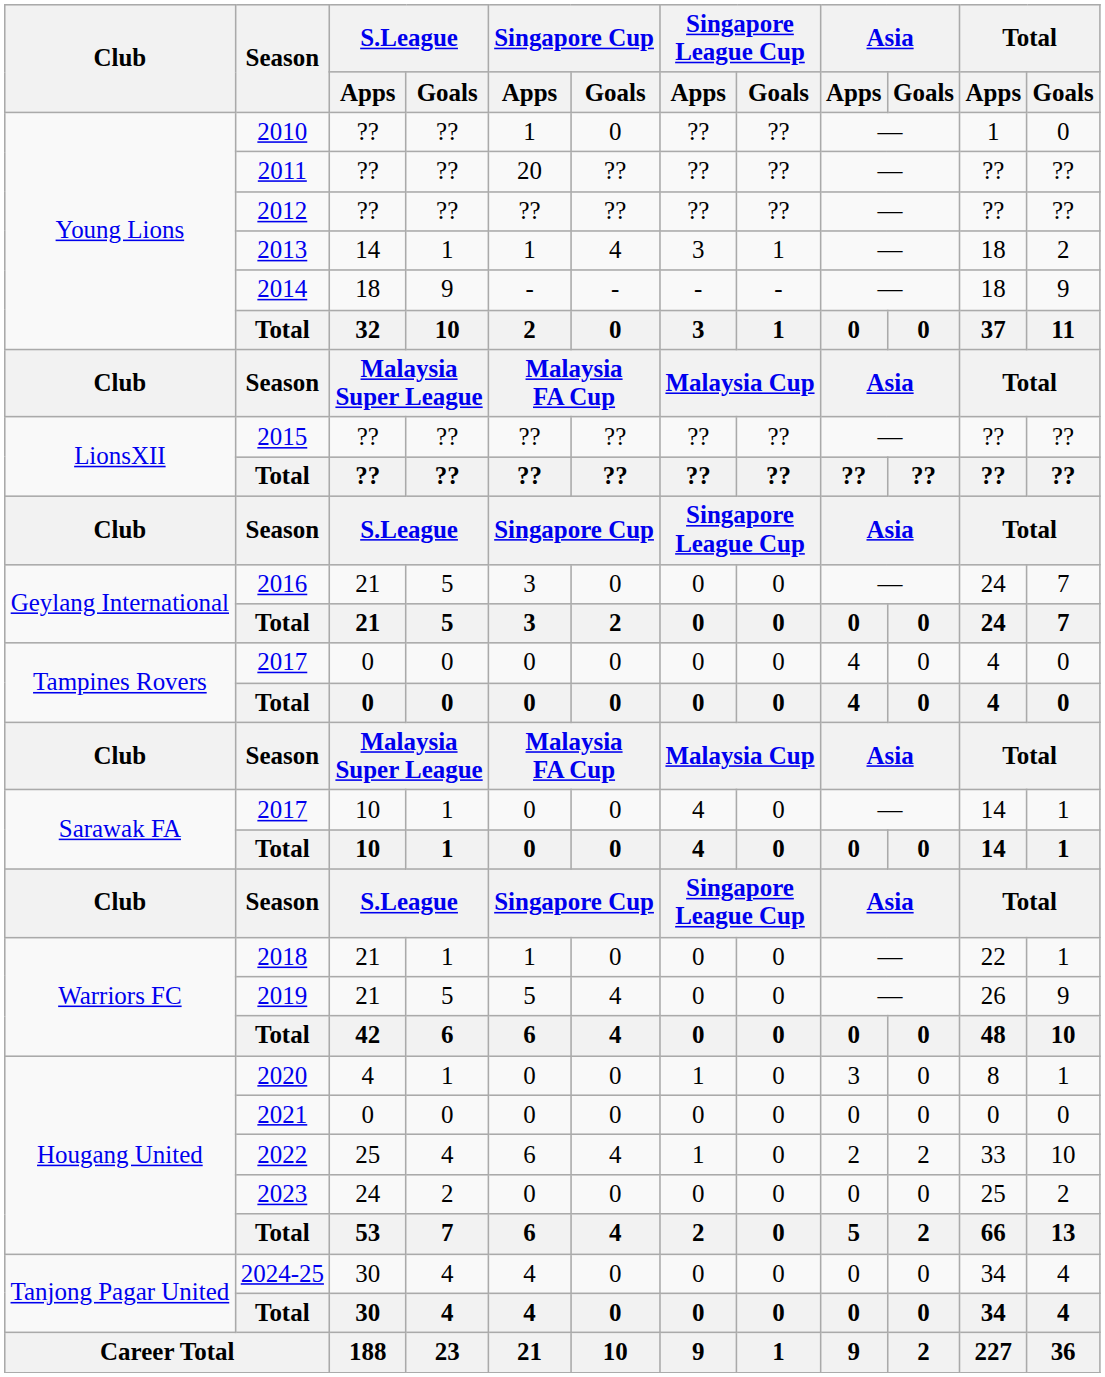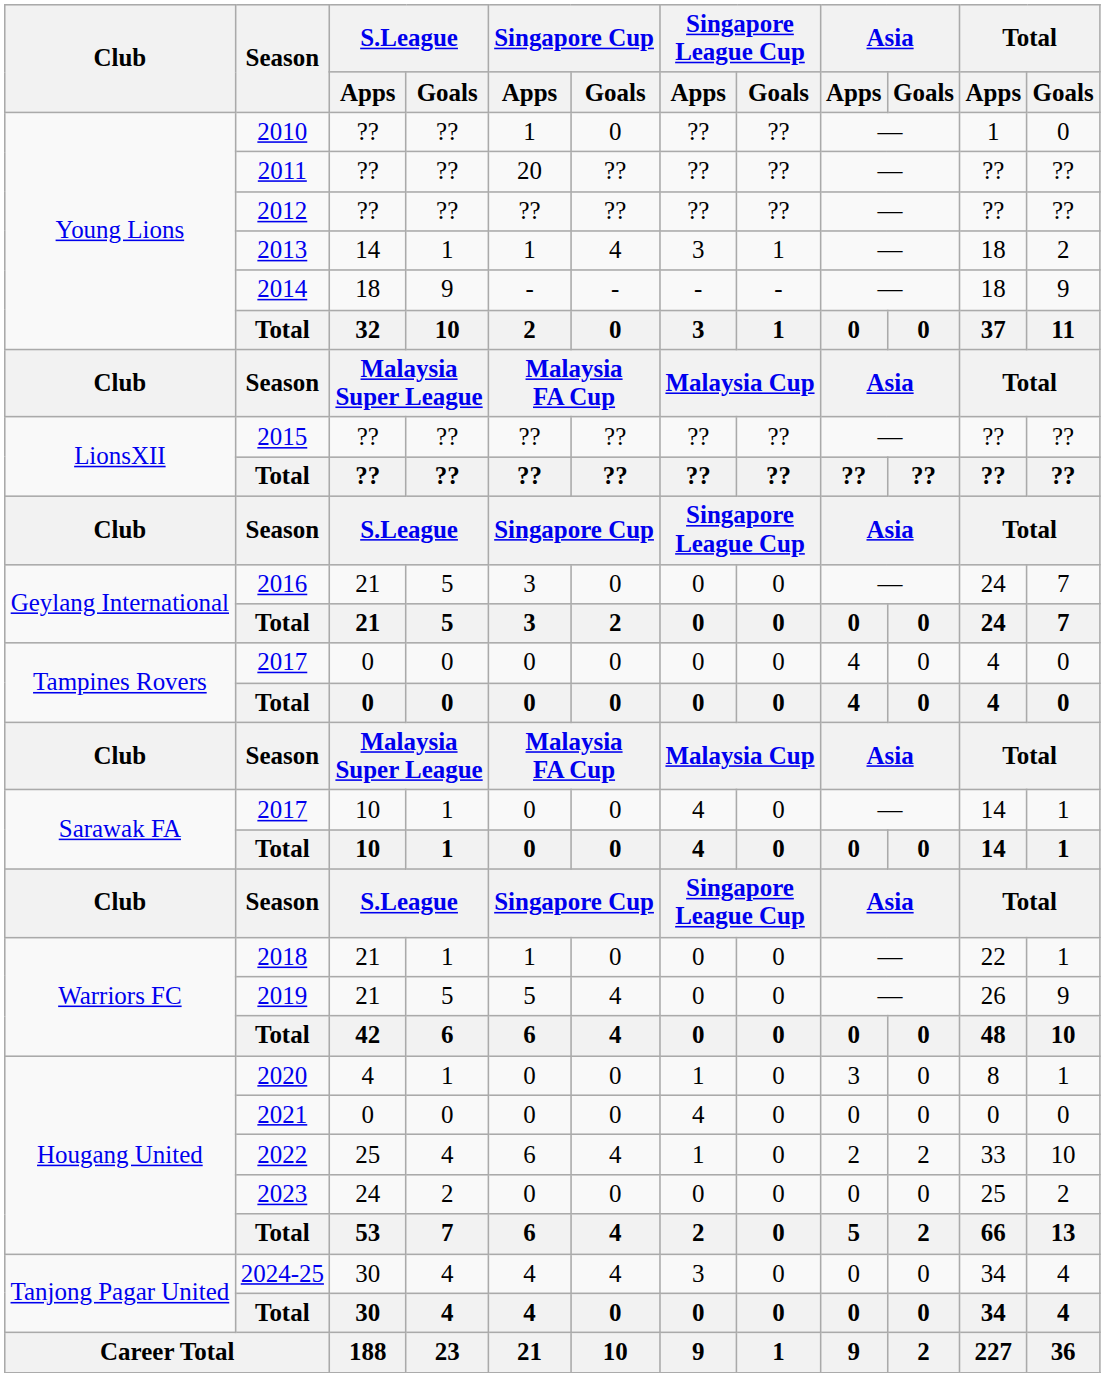(698, 1114) 0 -> (698, 1114) 4
(615, 1273) 0 -> (615, 1273) 4
(698, 1273) 0 -> (698, 1273) 3
